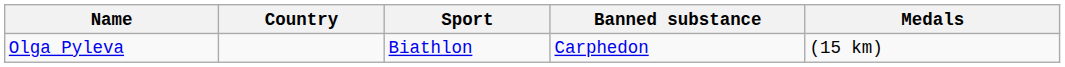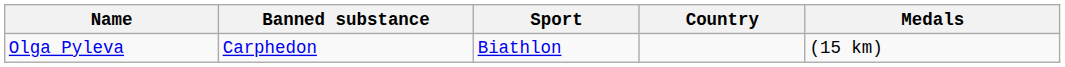columns swapped: (301, 19) <-> (678, 19)
